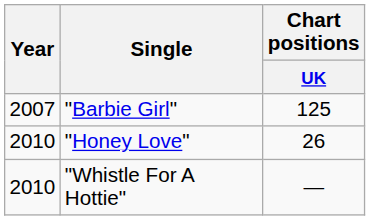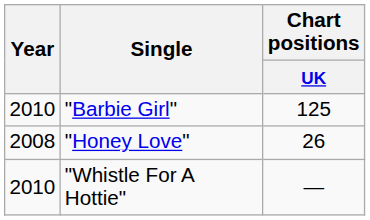(32, 109) 2007 -> (32, 109) 2010
(32, 142) 2010 -> (32, 142) 2008
